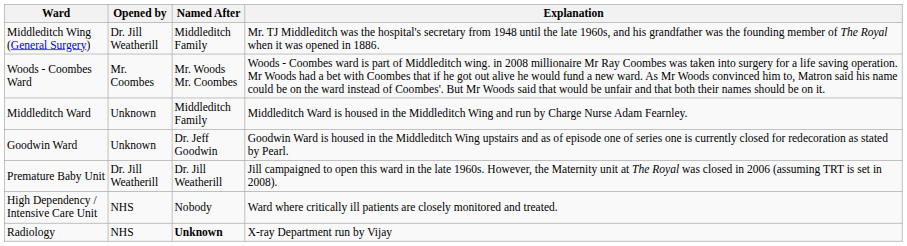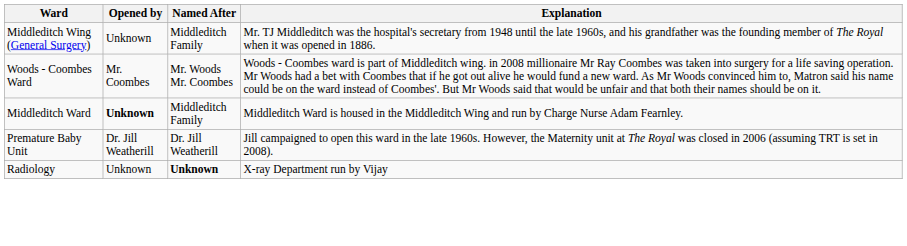(134, 38) Dr. Jill Weatherill -> (129, 38) Unknown
(133, 113) normal -> (130, 113) bold
- row: (42, 145)
- row: (52, 207)
(122, 232) NHS -> (129, 169) Unknown
